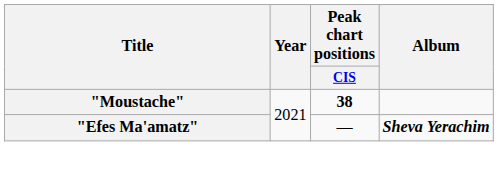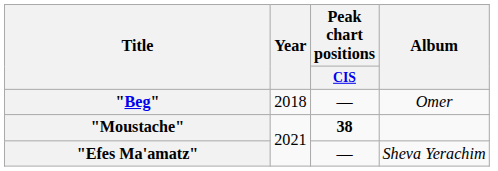+ row: (138, 101)
(436, 127) bold -> (434, 153) normal
